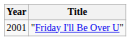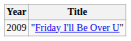(17, 28) 2001 -> (17, 28) 2009
